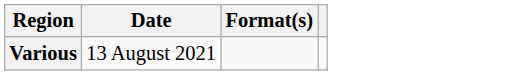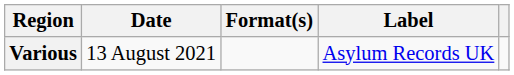+ column: (408, 20)
